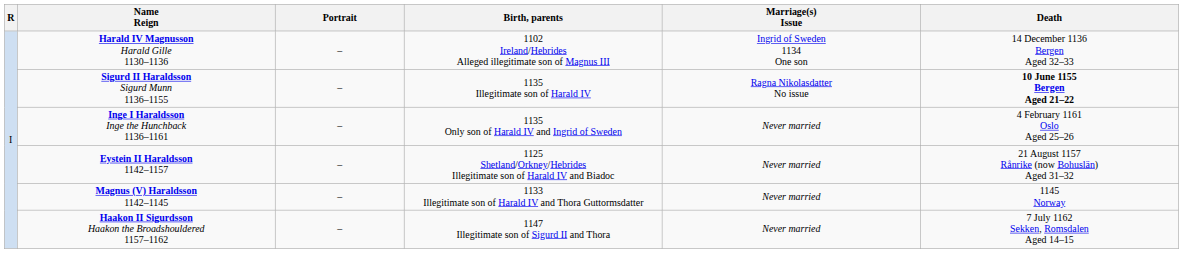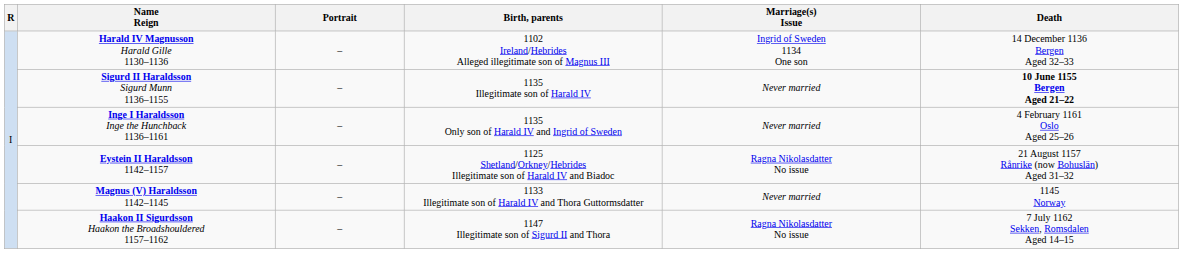(791, 88) Ragna Nikolasdatter No issue -> (791, 88) Never married
(791, 164) Never married -> (791, 164) Ragna Nikolasdatter No issue
(791, 229) Never married -> (791, 229) Ragna Nikolasdatter No issue
